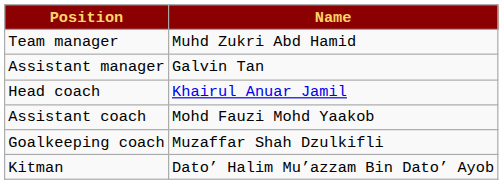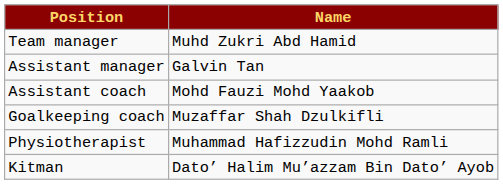- row: (54, 92)
+ row: (77, 142)
